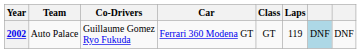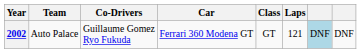(295, 34) 119 -> (295, 34) 121
